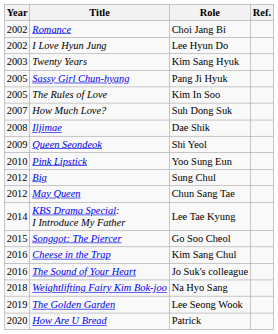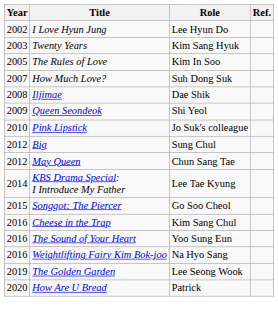- row: (52, 29)
- row: (81, 78)
(202, 161) Yoo Sung Eun -> (210, 128) Jo Suk's colleague
(210, 271) Jo Suk's colleague -> (202, 238) Yoo Sung Eun
(17, 288) 2018 -> (17, 255) 2016
